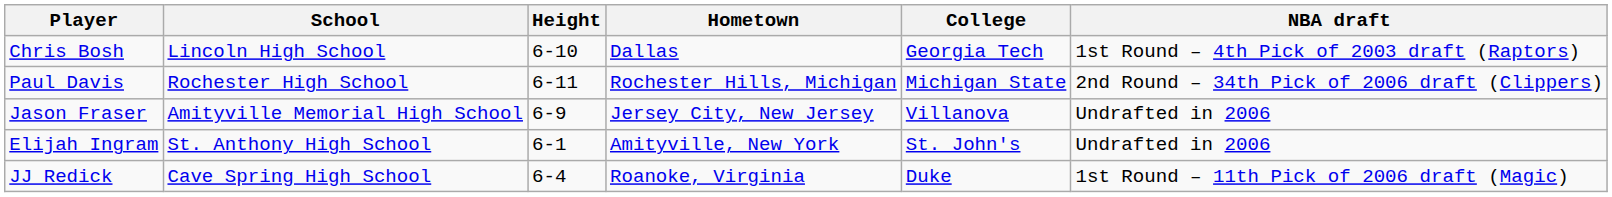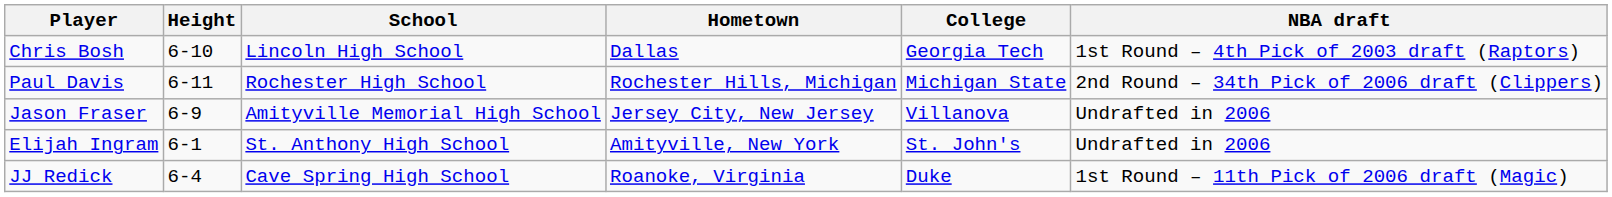columns swapped: (566, 20) <-> (345, 20)
